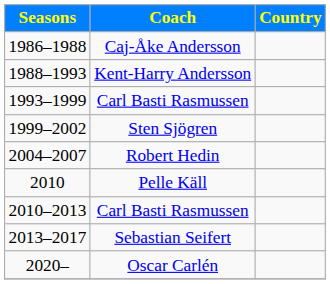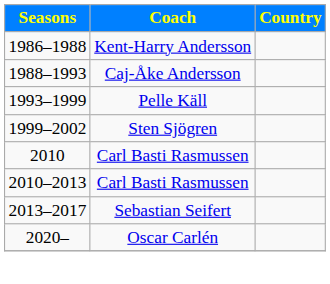(173, 45) Caj-Åke Andersson -> (173, 45) Kent-Harry Andersson
(173, 73) Kent-Harry Andersson -> (173, 73) Caj-Åke Andersson
(173, 100) Carl Basti Rasmussen -> (173, 100) Pelle Käll
- row: (47, 155)
(173, 182) Pelle Käll -> (173, 155) Carl Basti Rasmussen
